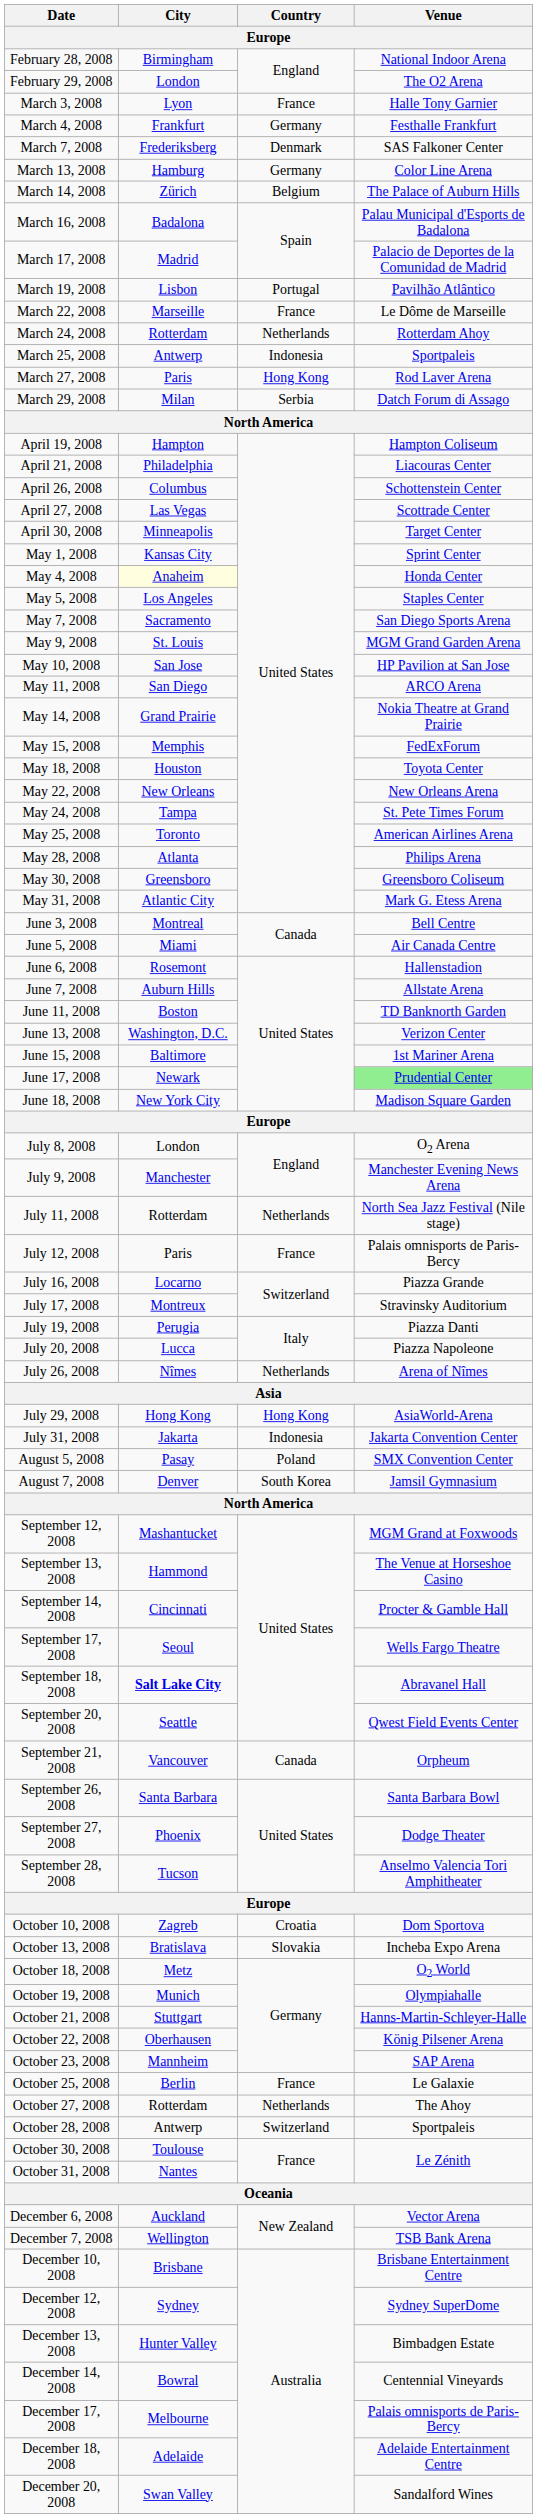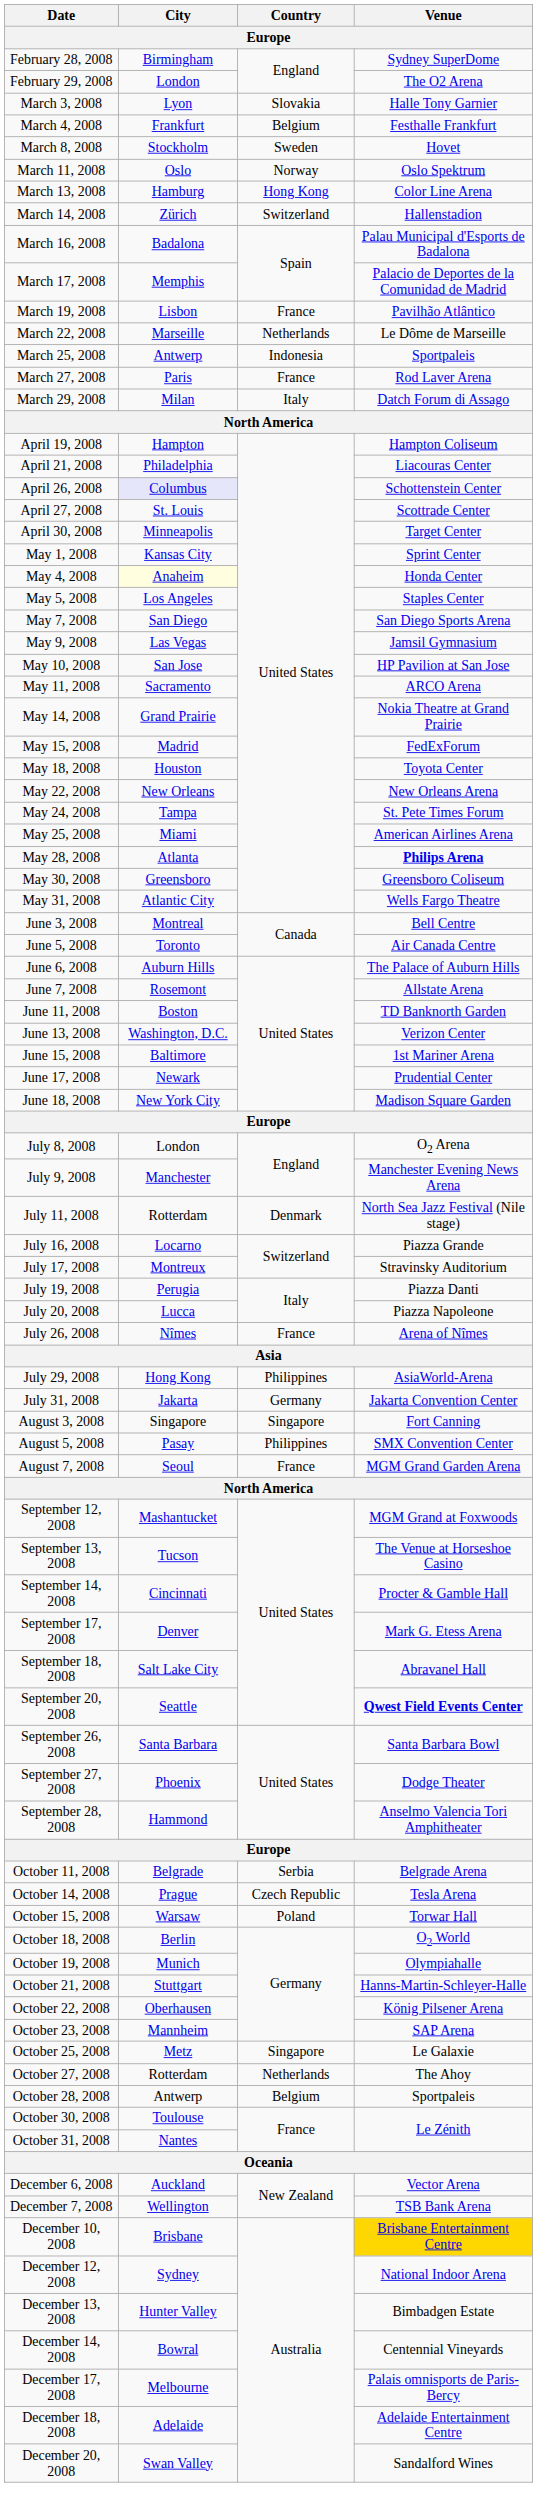(443, 59) National Indoor Arena -> (443, 59) Sydney SuperDome
(296, 103) France -> (296, 103) Slovakia
(296, 125) Germany -> (296, 125) Belgium
- row: (61, 147)
+ row: (61, 147)
+ row: (61, 170)
(296, 170) Germany -> (296, 192) Hong Kong
(296, 192) Belgium -> (296, 214) Switzerland
(443, 192) The Palace of Auburn Hills -> (443, 214) Hallenstadion
(178, 259) Madrid -> (178, 281) Memphis
(296, 289) Portugal -> (296, 311) France
(296, 311) France -> (296, 333) Netherlands
- row: (61, 333)
(296, 378) Hong Kong -> (296, 378) France
(296, 400) Serbia -> (296, 400) Italy
(178, 488) no background -> (178, 488) lavender background
(178, 510) Las Vegas -> (178, 510) St. Louis
(178, 620) Sacramento -> (178, 620) San Diego
(178, 642) St. Louis -> (178, 642) Las Vegas
(443, 642) MGM Grand Garden Arena -> (443, 642) Jamsil Gymnasium
(178, 687) San Diego -> (178, 687) Sacramento
(178, 746) Memphis -> (178, 746) Madrid
(178, 835) Toronto -> (178, 835) Miami
(443, 857) normal -> (443, 857) bold
(443, 901) Mark G. Etess Arena -> (443, 901) Wells Fargo Theatre
(178, 945) Miami -> (178, 945) Toronto
(178, 967) Rosemont -> (178, 967) Auburn Hills
(443, 967) Hallenstadion -> (443, 967) The Palace of Auburn Hills
(178, 989) Auburn Hills -> (178, 989) Rosemont
(443, 1078) lightgreen background -> (443, 1078) no background
(296, 1215) Netherlands -> (296, 1215) Denmark
- row: (61, 1253)
(296, 1371) Netherlands -> (296, 1333) France
(296, 1415) Hong Kong -> (296, 1377) Philippines
(296, 1437) Indonesia -> (296, 1399) Germany
+ row: (61, 1422)
(296, 1459) Poland -> (296, 1444) Philippines
(178, 1481) Denver -> (178, 1466) Seoul
(296, 1481) South Korea -> (296, 1466) France
(443, 1481) Jamsil Gymnasium -> (443, 1466) MGM Grand Garden Arena
(178, 1571) Hammond -> (178, 1555) Tucson
(178, 1647) Seoul -> (178, 1631) Denver
(443, 1647) Wells Fargo Theatre -> (443, 1631) Mark G. Etess Arena
(178, 1684) bold -> (178, 1669) normal
(443, 1722) normal -> (443, 1706) bold
- row: (61, 1760)
(178, 1873) Tucson -> (178, 1820) Hammond
- row: (61, 1925)
+ row: (61, 1872)
- row: (61, 1947)
+ row: (61, 1894)
+ row: (61, 1916)
(178, 1971) Metz -> (178, 1940) Berlin
(178, 2083) Berlin -> (178, 2052) Metz
(296, 2083) France -> (296, 2052) Singapore
(296, 2127) Switzerland -> (296, 2096) Belgium
(443, 2268) no background -> (443, 2236) gold background
(443, 2305) Sydney SuperDome -> (443, 2274) National Indoor Arena
